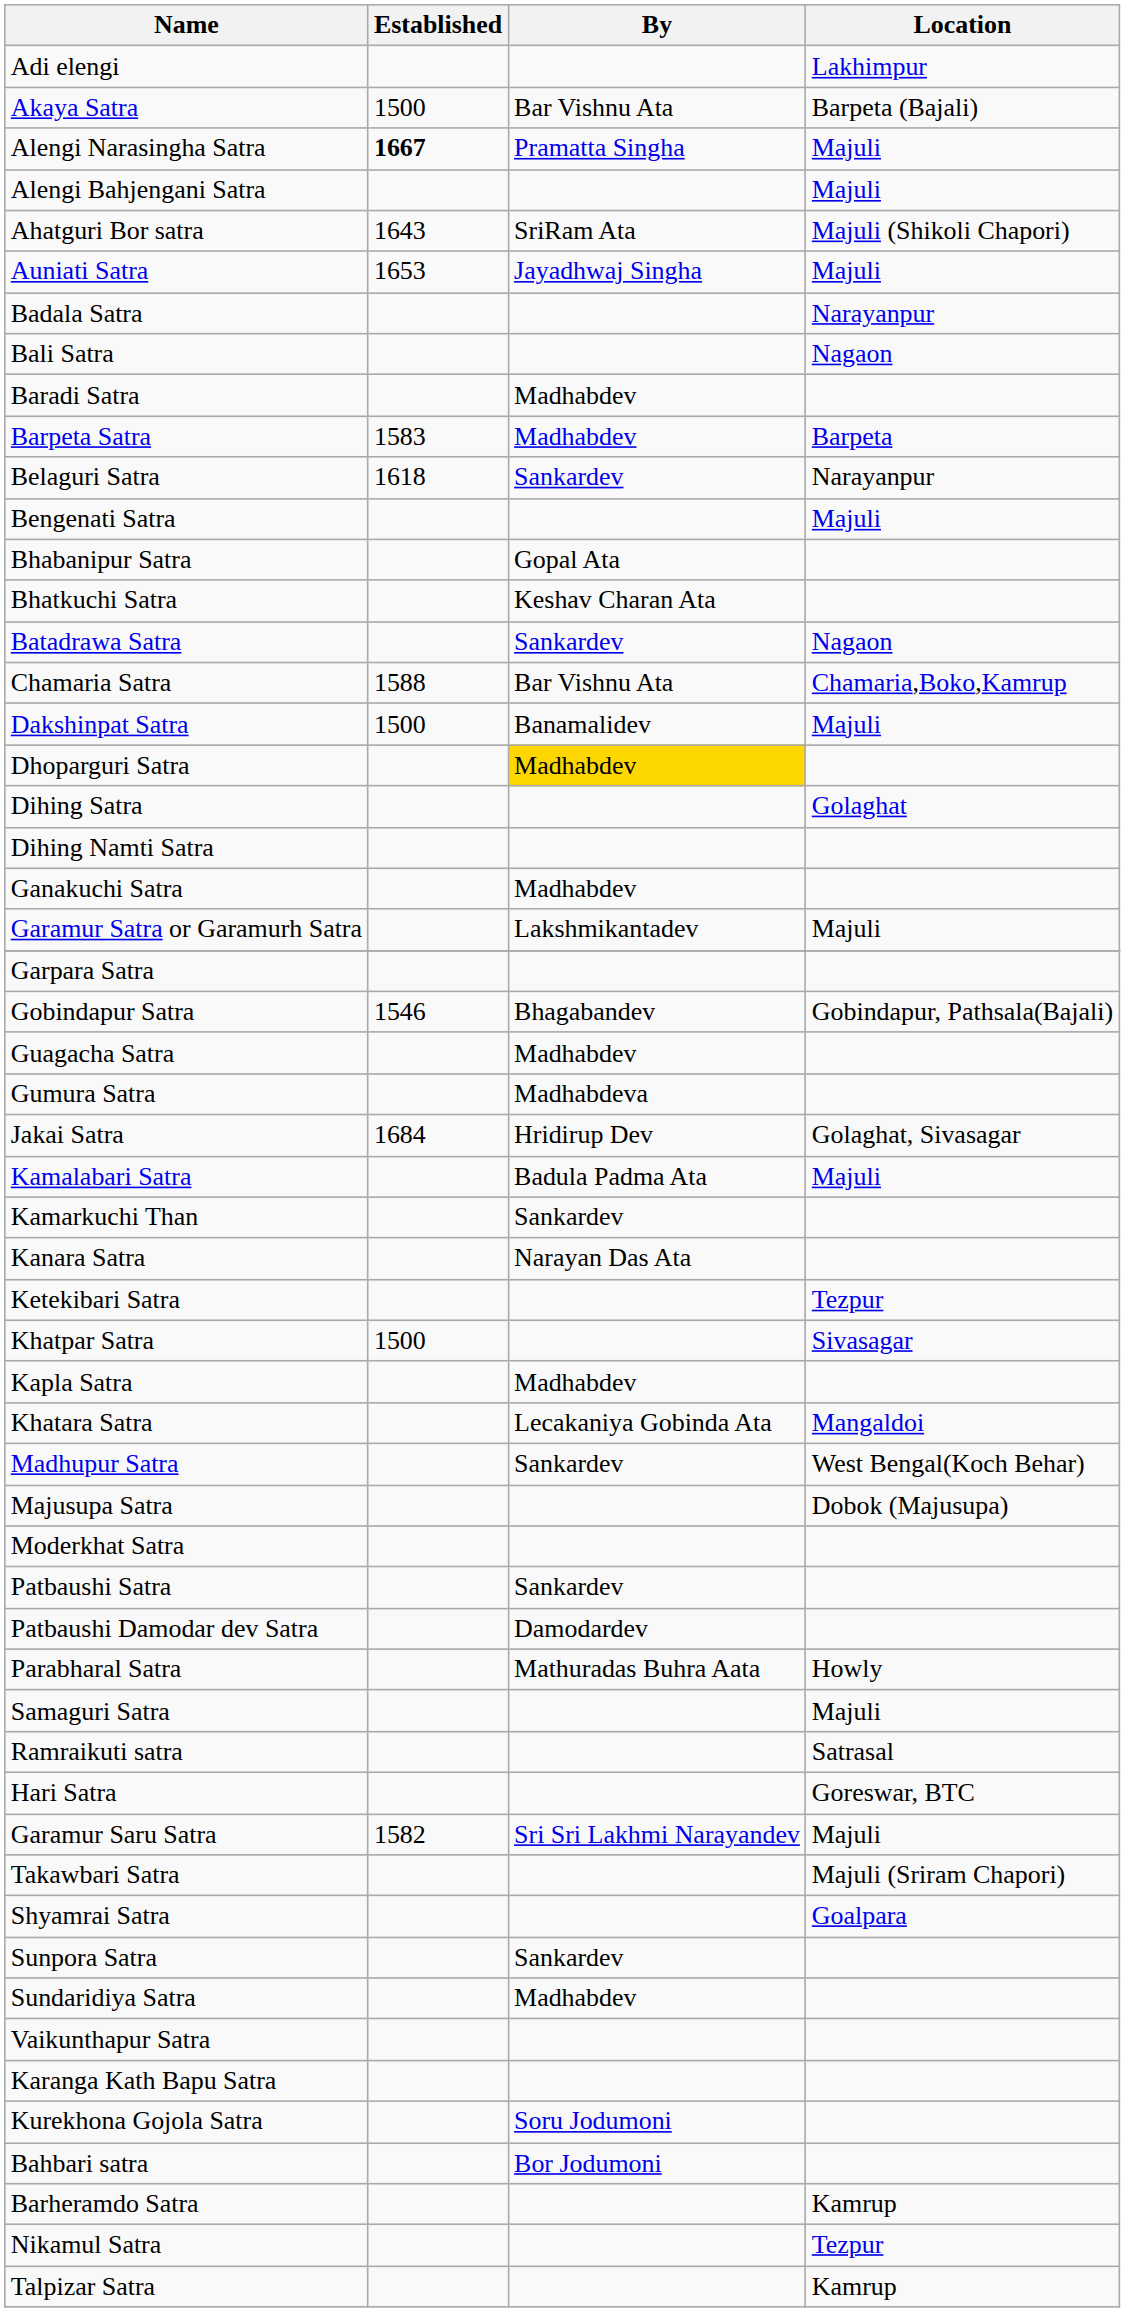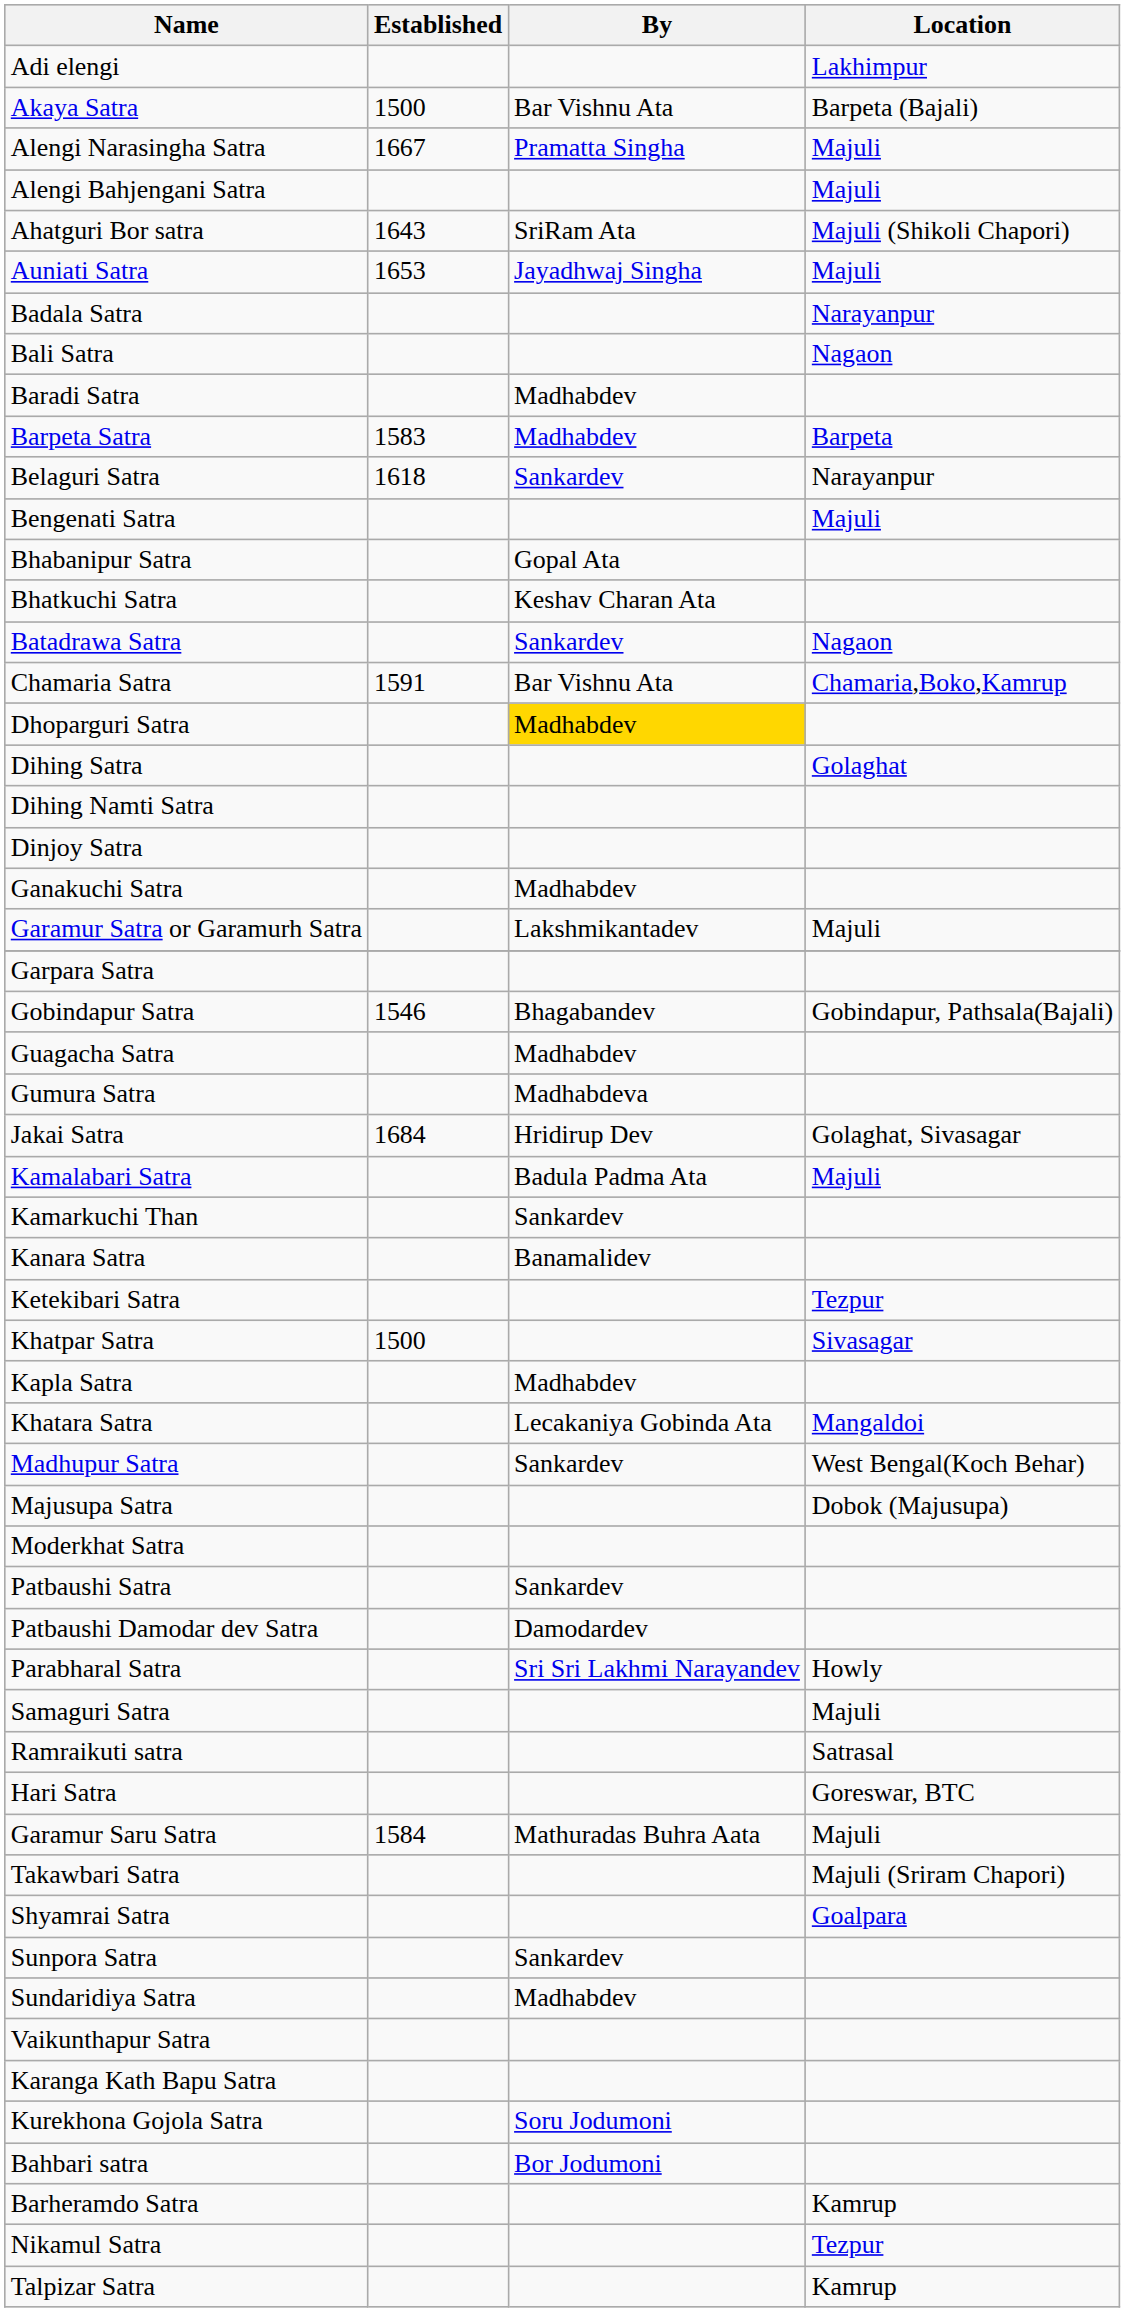(400, 148) bold -> (400, 148) normal
(400, 682) 1588 -> (400, 682) 1591
- row: (100, 723)
+ row: (77, 847)
(603, 1258) Narayan Das Ata -> (582, 1258) Banamalidev
(637, 1669) Mathuradas Buhra Aata -> (657, 1669) Sri Sri Lakhmi Narayandev
(400, 1833) 1582 -> (400, 1833) 1584
(657, 1833) Sri Sri Lakhmi Narayandev -> (637, 1833) Mathuradas Buhra Aata
